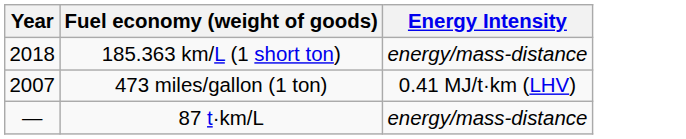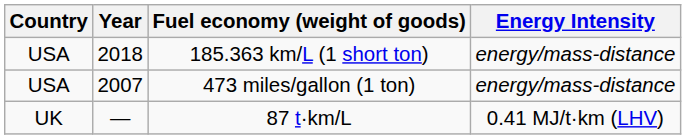+ column: (49, 21)
(487, 86) 0.41 MJ/t·km (LHV) -> (575, 86) energy/mass-distance
(487, 118) energy/mass-distance -> (575, 118) 0.41 MJ/t·km (LHV)
